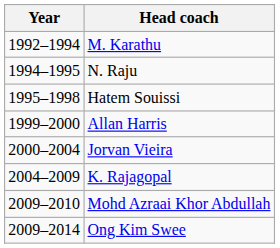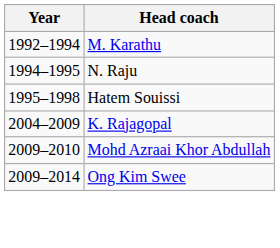- row: (127, 124)
- row: (130, 150)
